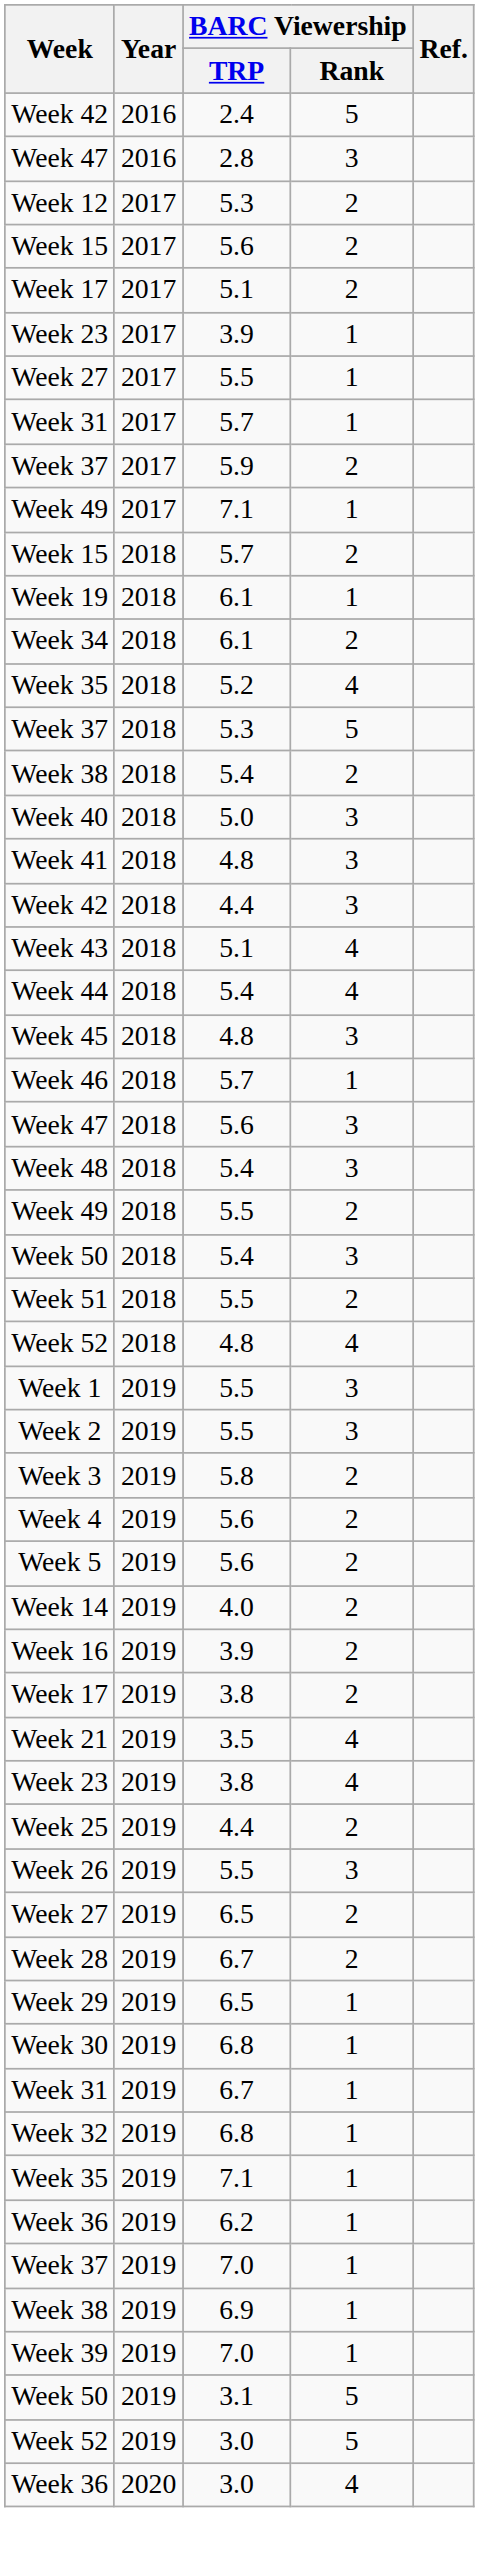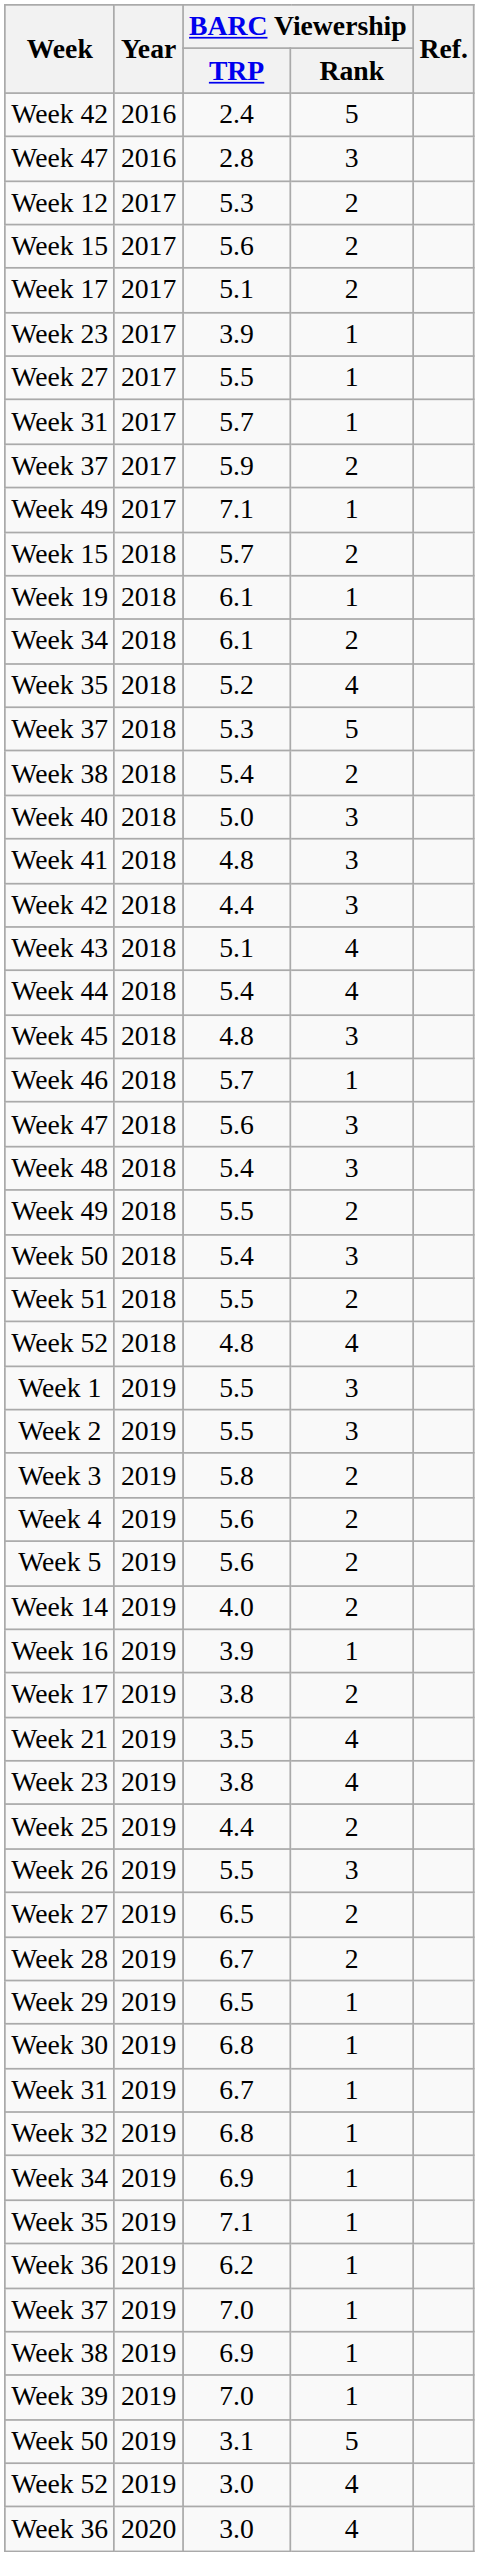(352, 1650) 2 -> (352, 1650) 1
+ row: (60, 2177)
(352, 2440) 5 -> (352, 2484) 4
